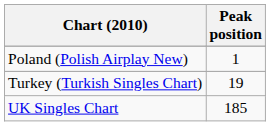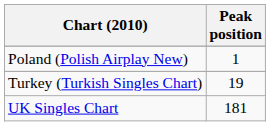(236, 108) 185 -> (236, 108) 181
